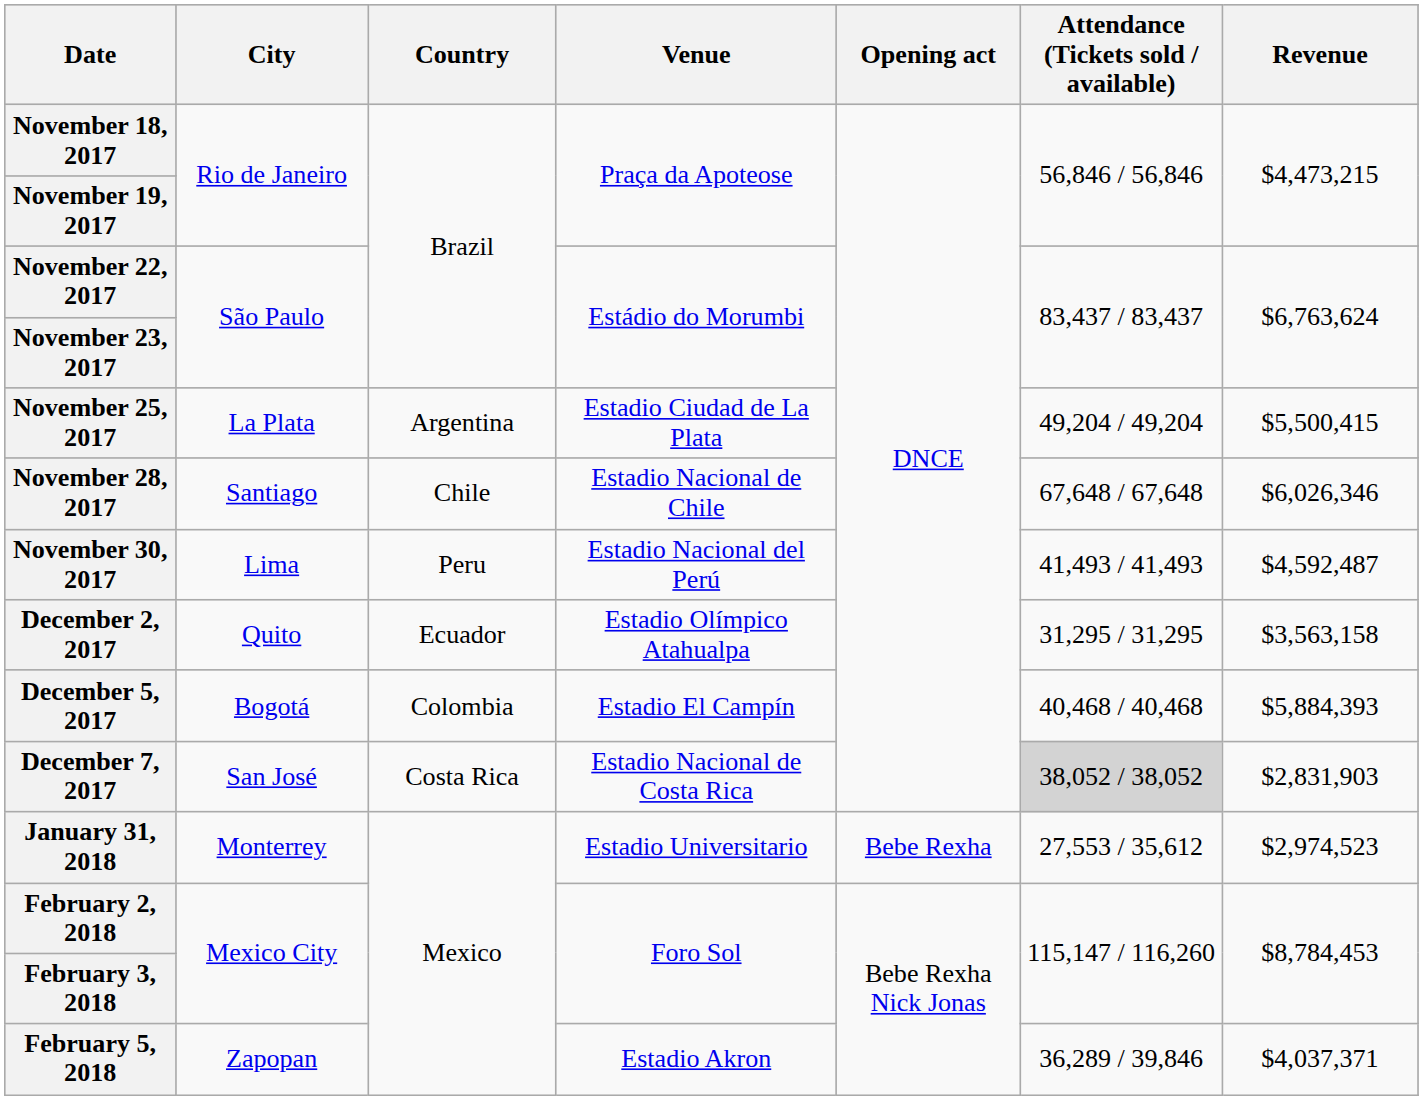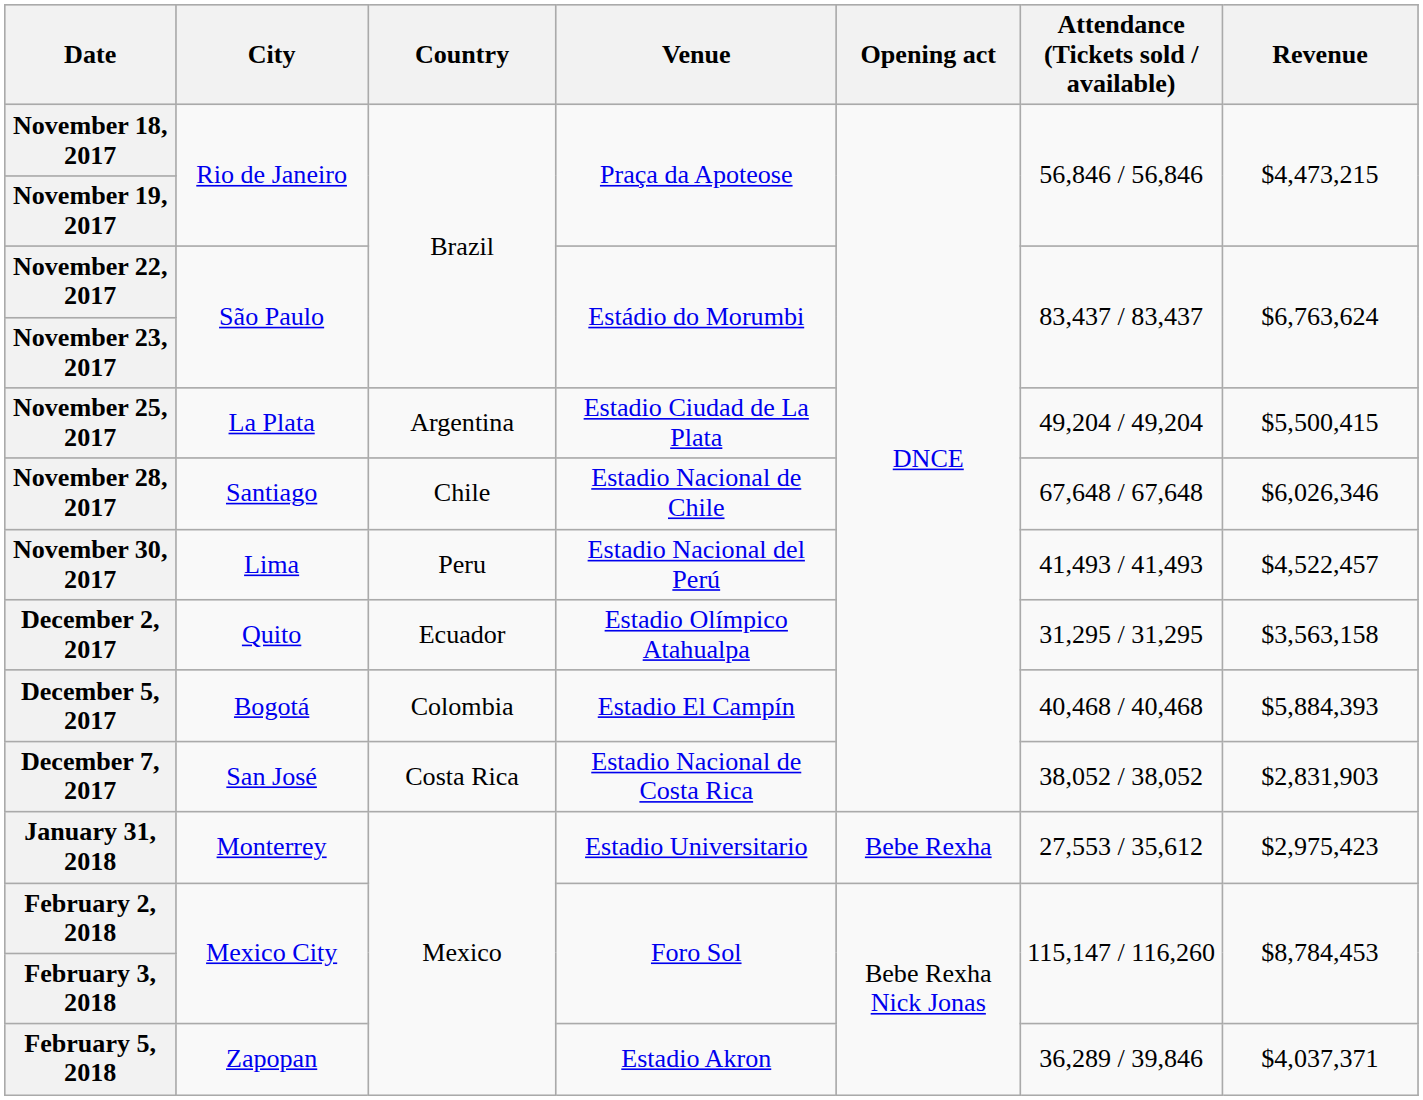(1320, 564) $4,592,487 -> (1320, 564) $4,522,457
(1121, 776) lightgrey background -> (1121, 776) no background
(1320, 846) $2,974,523 -> (1320, 846) $2,975,423
